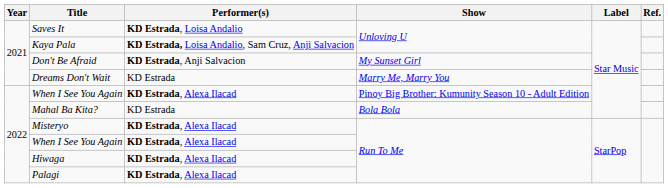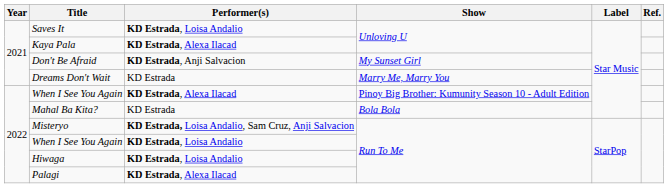(241, 45) KD Estrada, Loisa Andalio, Sam Cruz, Anji Salvacion -> (182, 45) KD Estrada, Alexa Ilacad
(182, 126) KD Estrada, Alexa Ilacad -> (241, 126) KD Estrada, Loisa Andalio, Sam Cruz, Anji Salvacion
(182, 142) KD Estrada, Alexa Ilacad -> (185, 142) KD Estrada, Loisa Andalio
(182, 158) KD Estrada, Alexa Ilacad -> (185, 158) KD Estrada, Loisa Andalio
